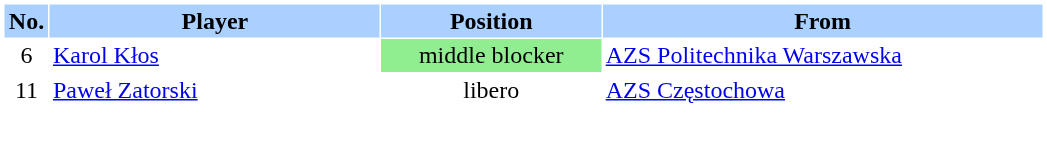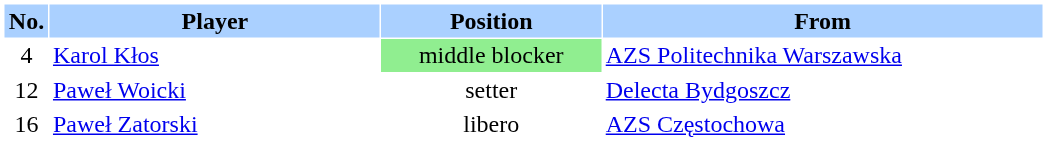(26, 55) 6 -> (26, 55) 4
+ row: (119, 89)
(26, 89) 11 -> (26, 124) 16
